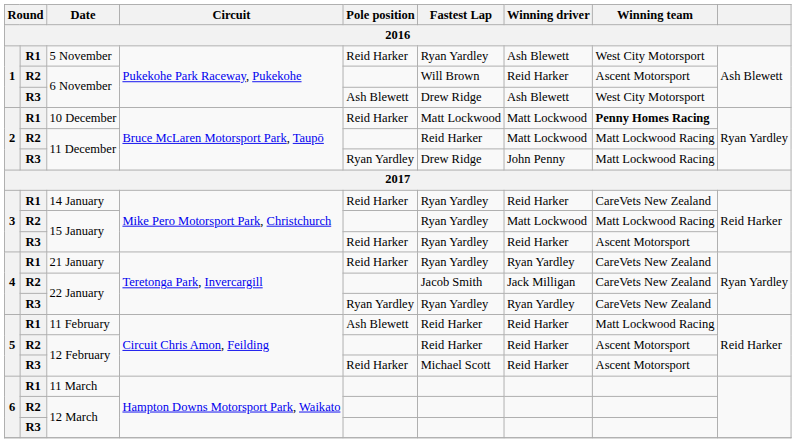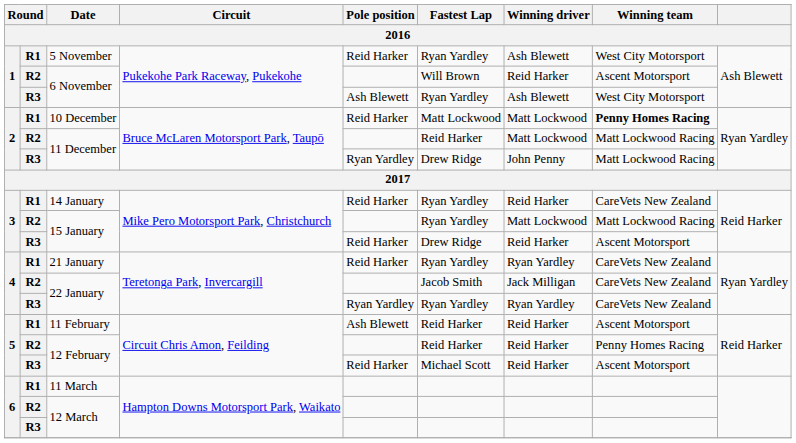(451, 96) Drew Ridge -> (455, 96) Ryan Yardley
(455, 241) Ryan Yardley -> (451, 241) Drew Ridge
(655, 324) Matt Lockwood Racing -> (643, 324) Ascent Motorsport
(643, 344) Ascent Motorsport -> (650, 344) Penny Homes Racing
